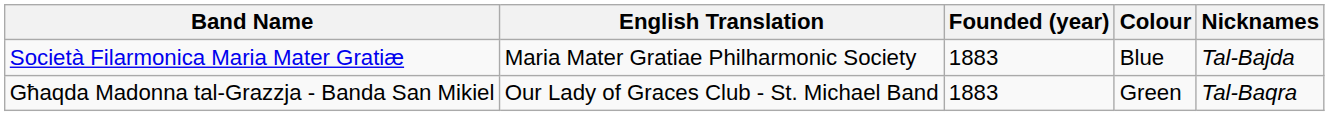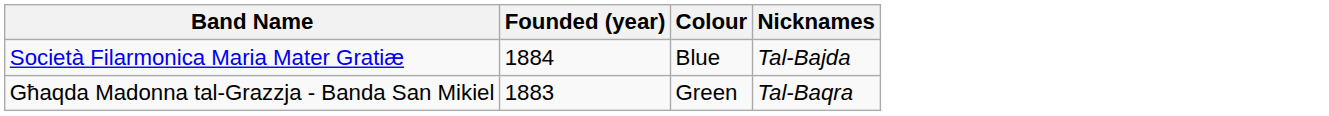- column: (722, 22)
(974, 57) 1883 -> (529, 57) 1884
